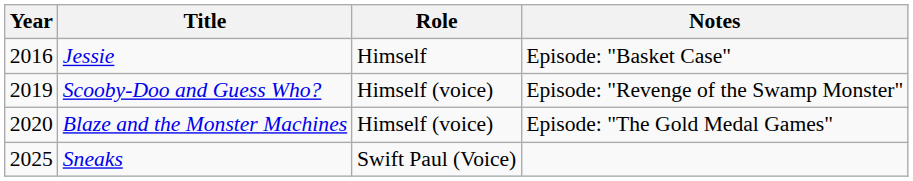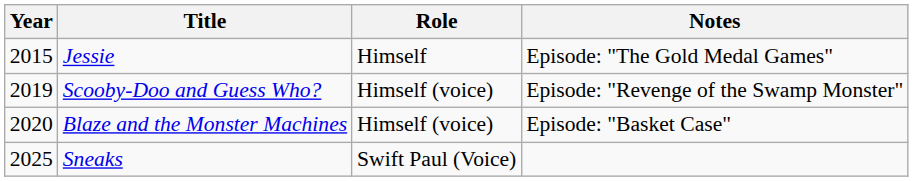(31, 55) 2016 -> (31, 55) 2015
(629, 55) Episode: "Basket Case" -> (680, 55) Episode: "The Gold Medal Games"
(680, 124) Episode: "The Gold Medal Games" -> (629, 124) Episode: "Basket Case"
